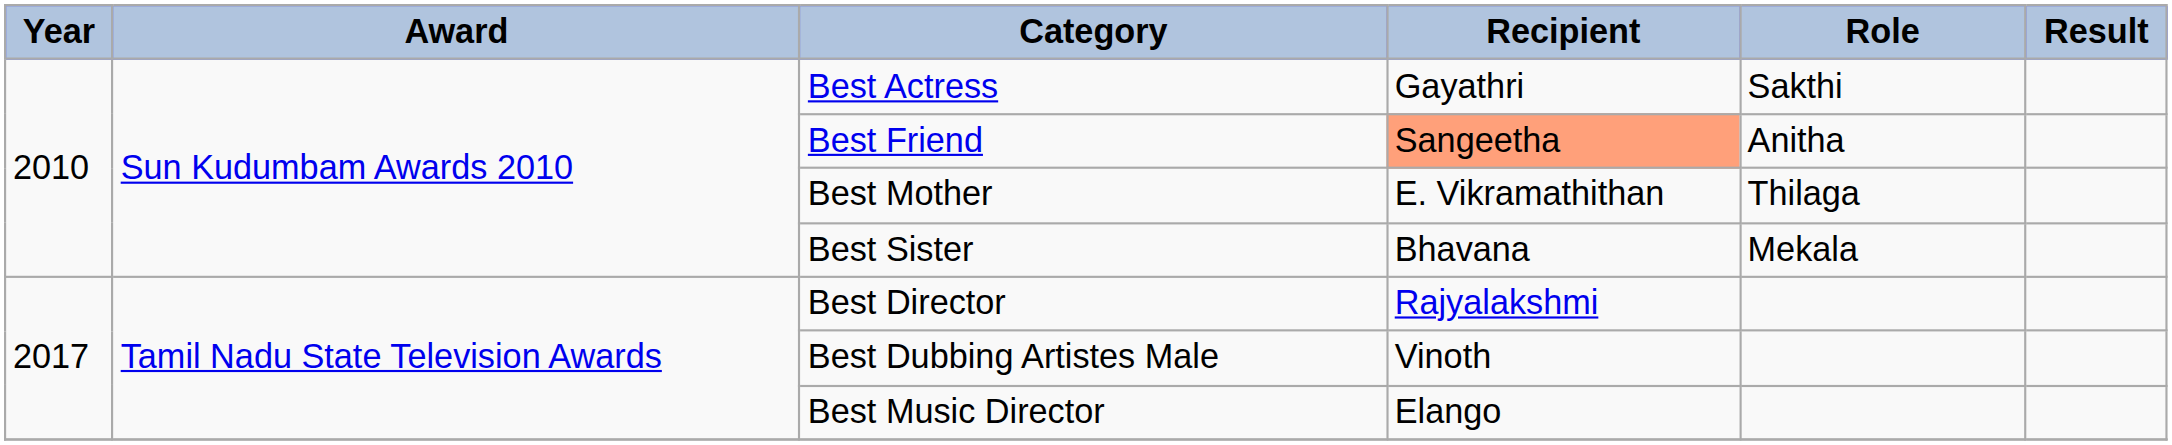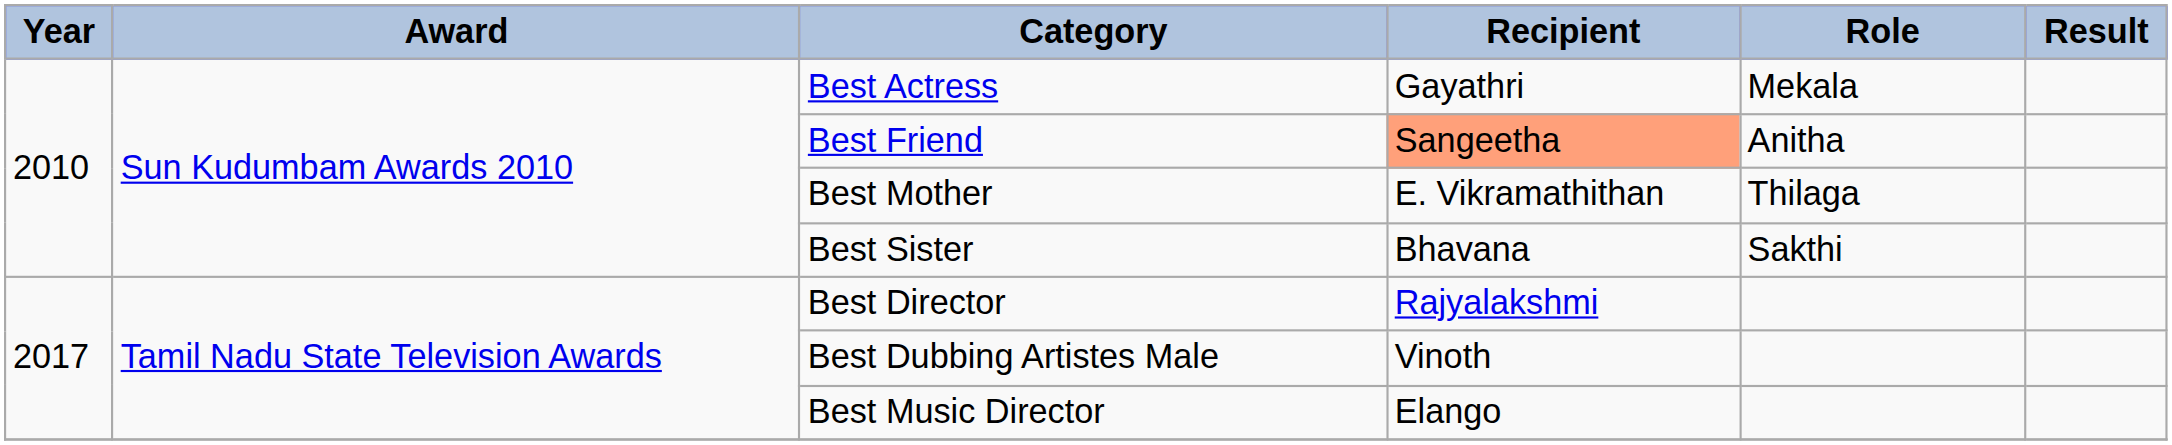(1795, 85) Sakthi -> (1803, 85) Mekala
(1803, 248) Mekala -> (1795, 248) Sakthi
